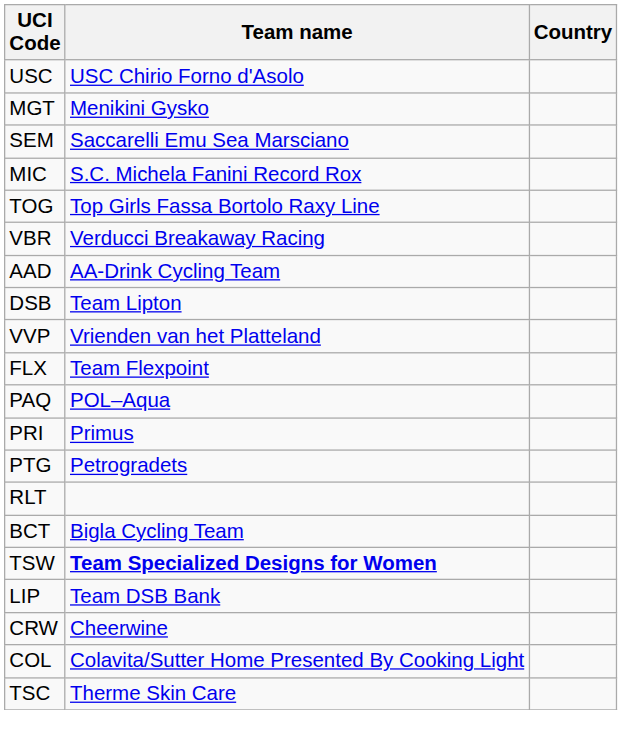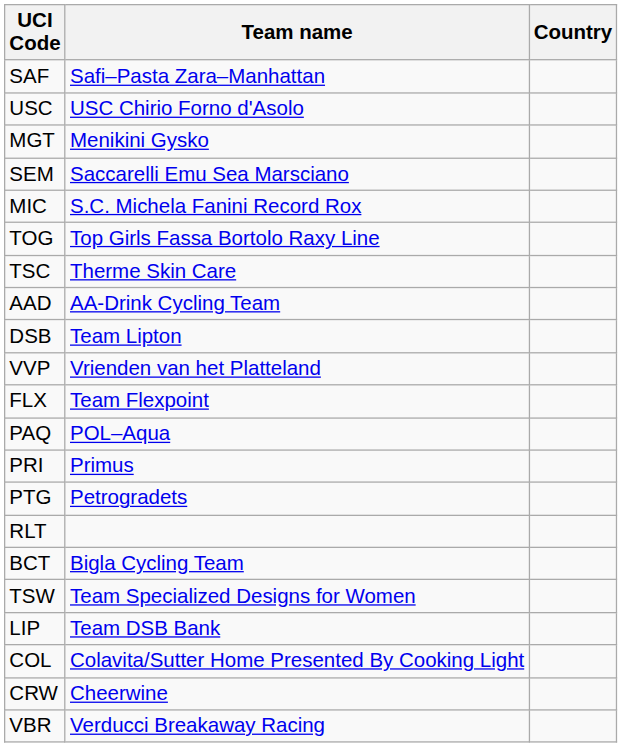+ row: (29, 76)
rows swapped: (30, 693) <-> (30, 238)
(253, 563) bold -> (243, 595) normal
rows swapped: (34, 628) <-> (30, 660)
